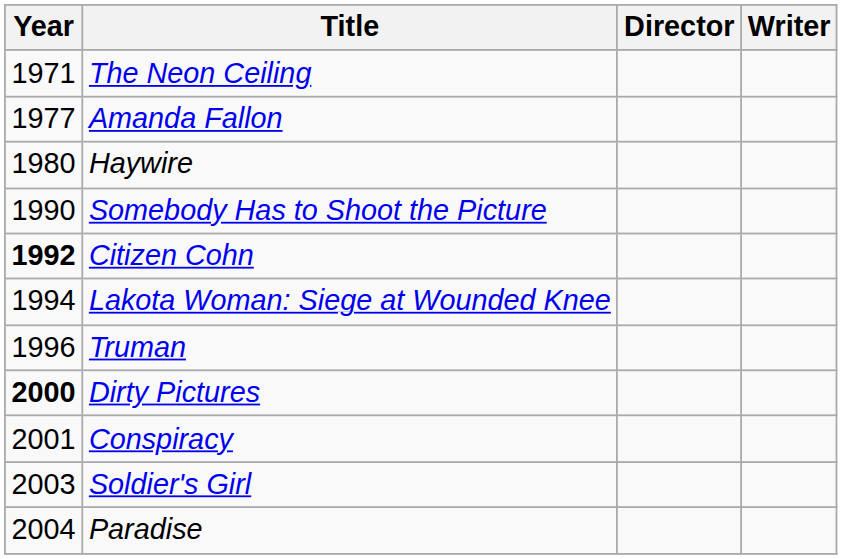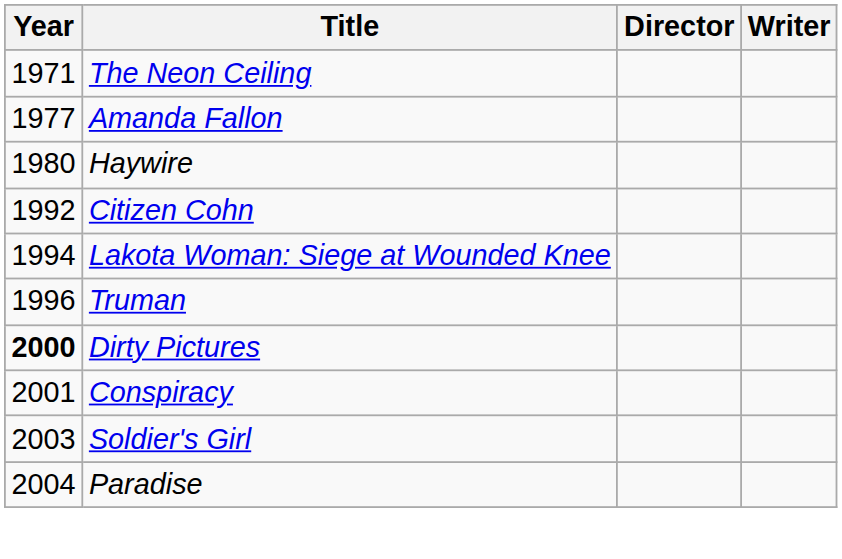- row: (318, 210)
(44, 255) bold -> (44, 210) normal
